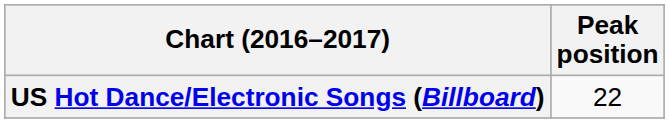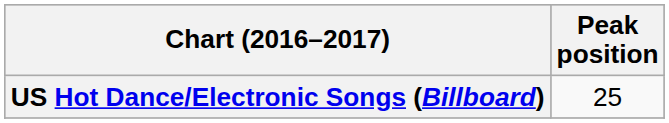(608, 96) 22 -> (608, 96) 25
